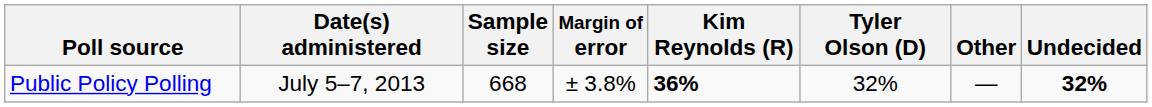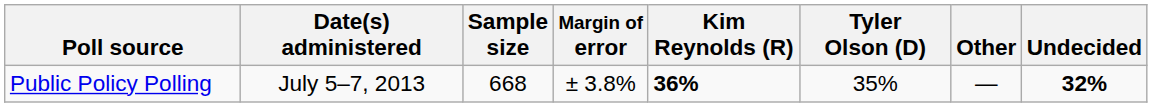(875, 83) 32% -> (875, 83) 35%
